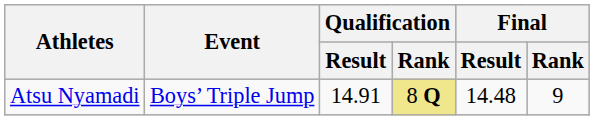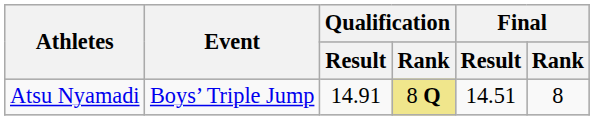(491, 96) 14.48 -> (491, 96) 14.51
(558, 96) 9 -> (558, 96) 8
